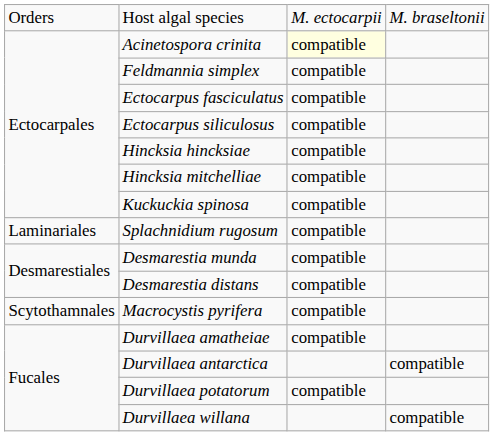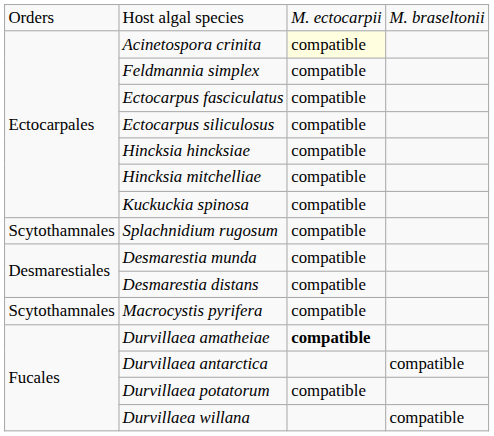(52, 230) Laminariales -> (62, 230) Scytothamnales
(329, 337) normal -> (331, 337) bold
